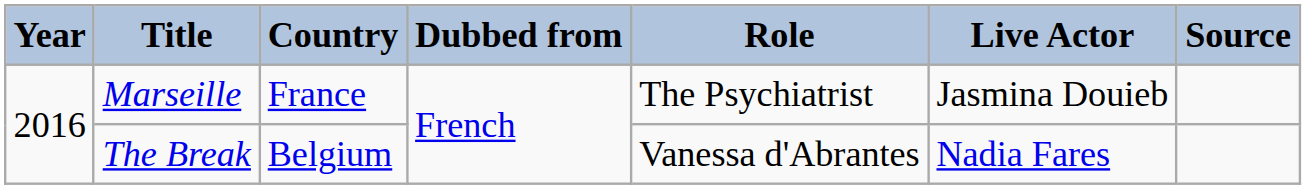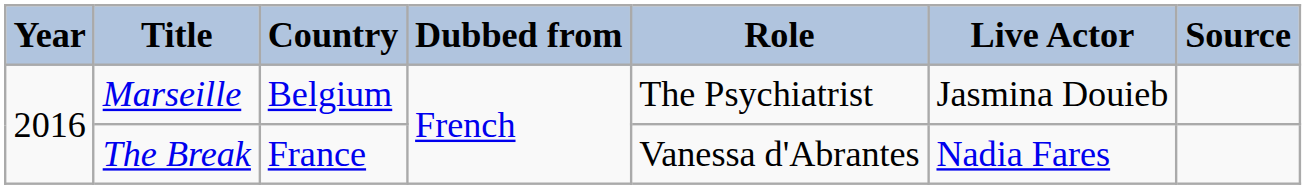(317, 94) France -> (330, 94) Belgium
(330, 153) Belgium -> (317, 153) France
